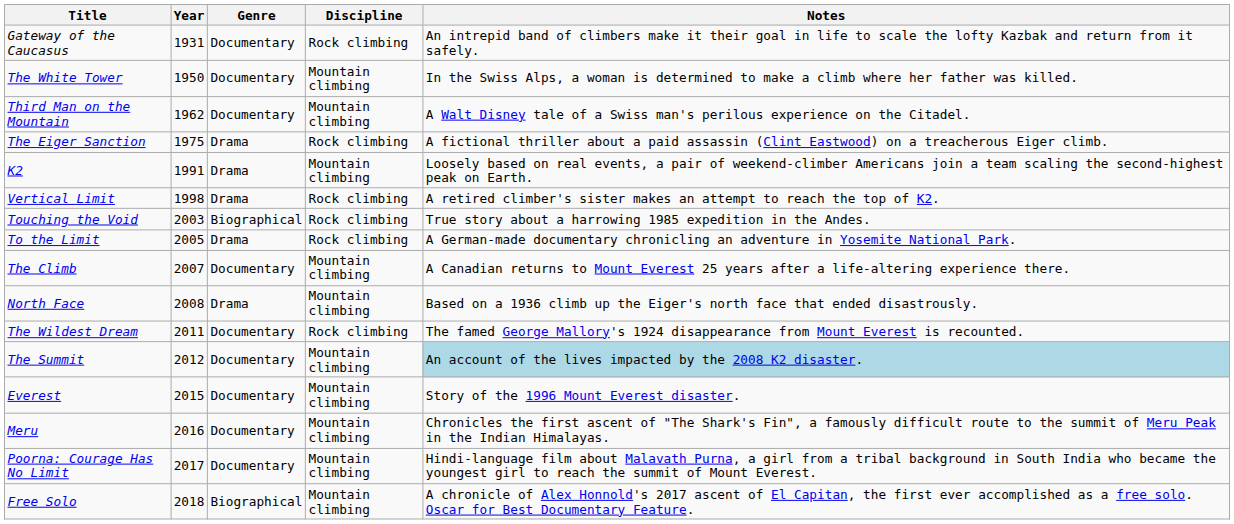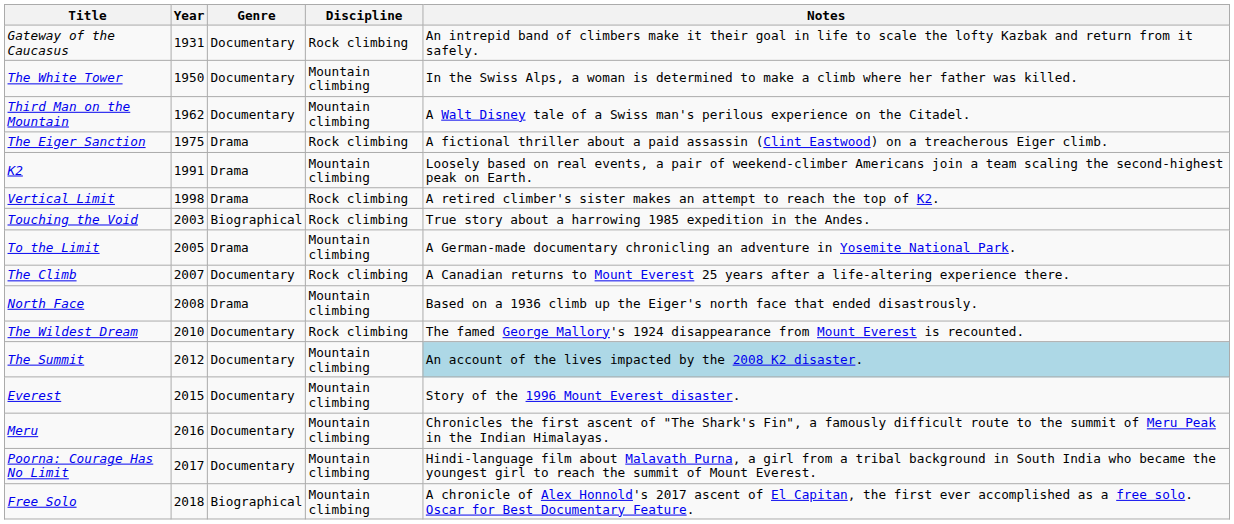(358, 240) Rock climbing -> (339, 247) Mountain climbing
(339, 268) Mountain climbing -> (358, 275) Rock climbing
(189, 331) 2011 -> (189, 331) 2010
